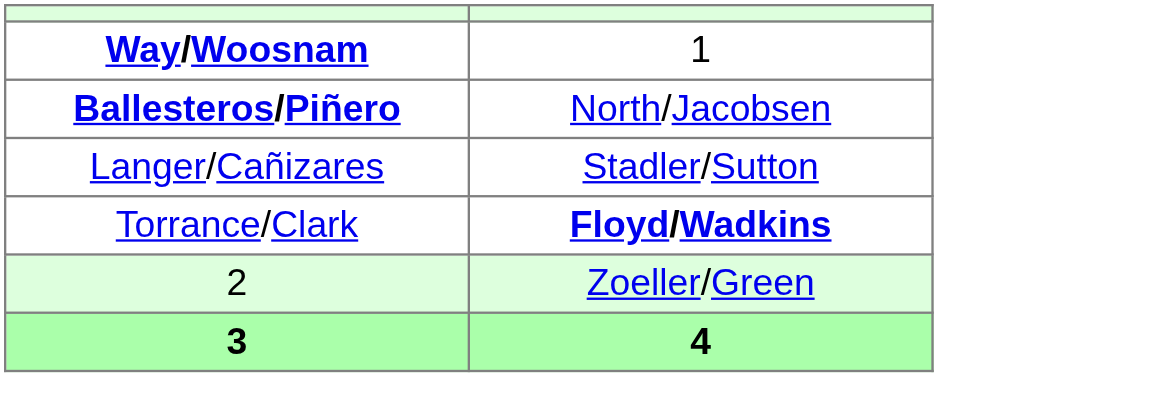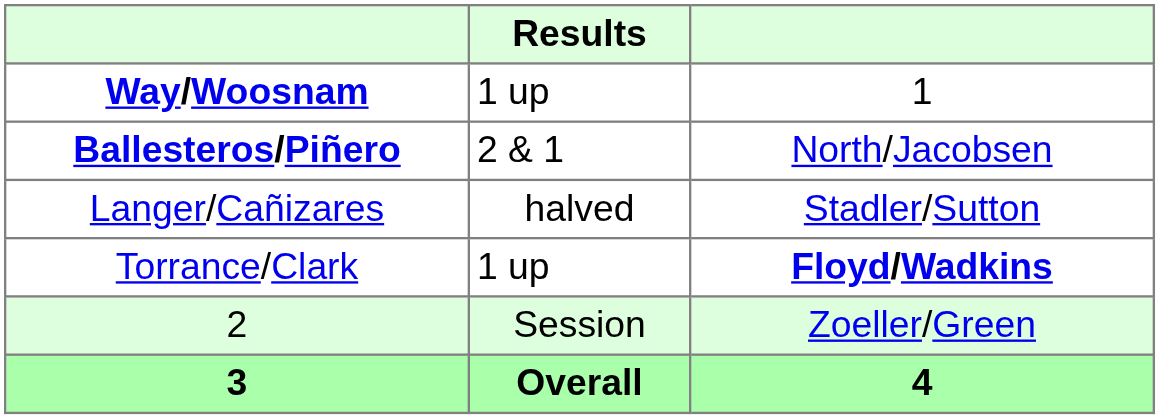+ column: (579, 33)
